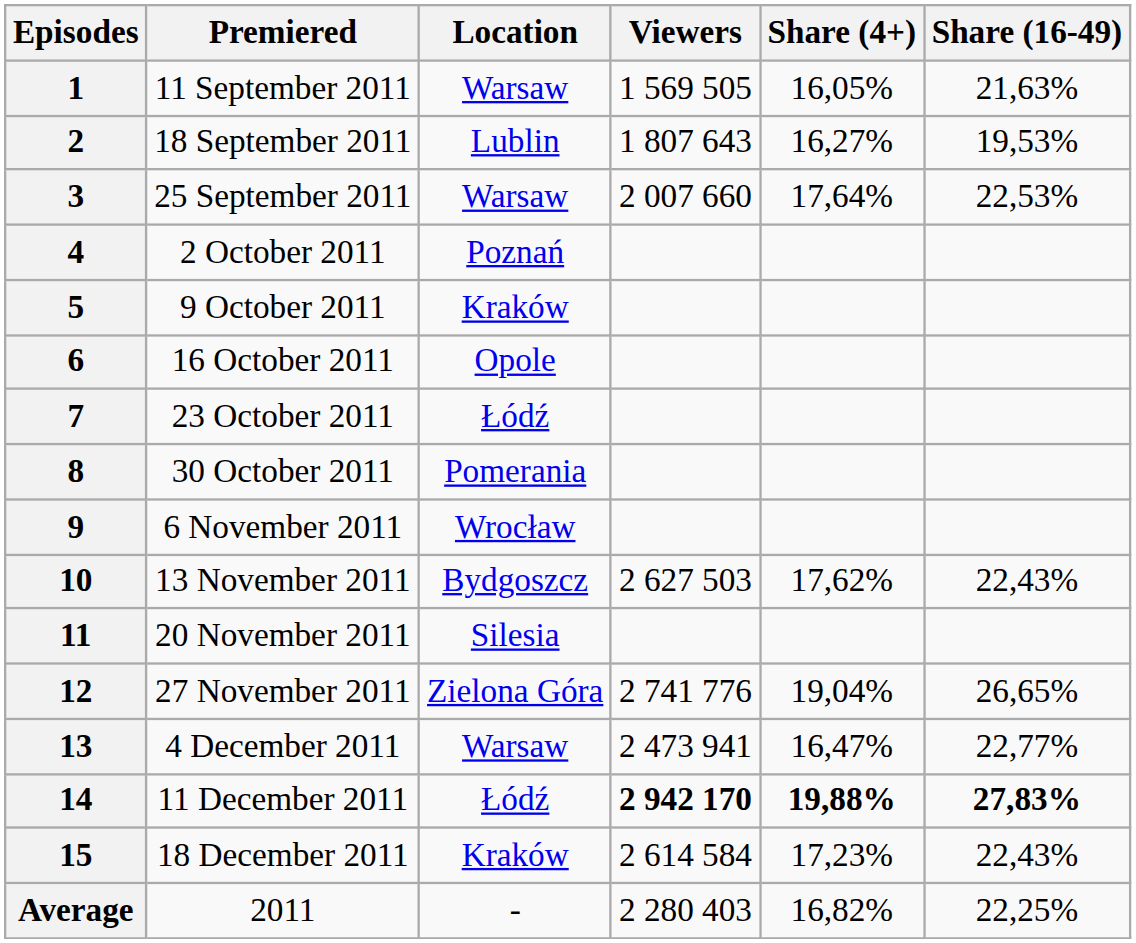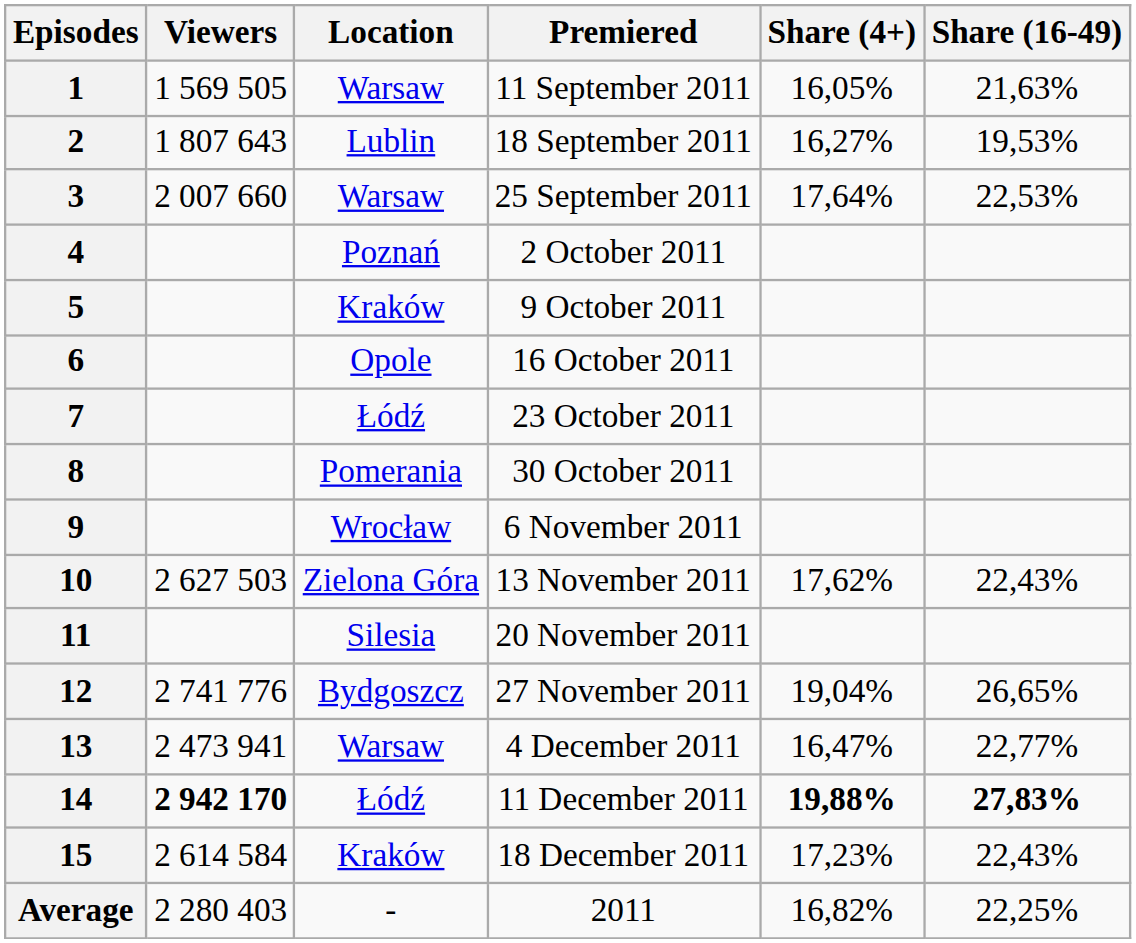columns swapped: (283, 32) <-> (685, 32)
(515, 580) Bydgoszcz -> (391, 580) Zielona Góra
(515, 690) Zielona Góra -> (391, 690) Bydgoszcz
